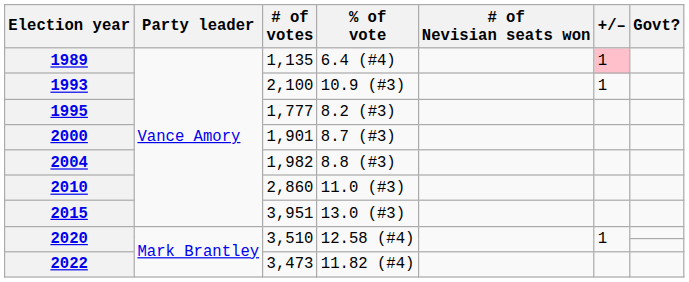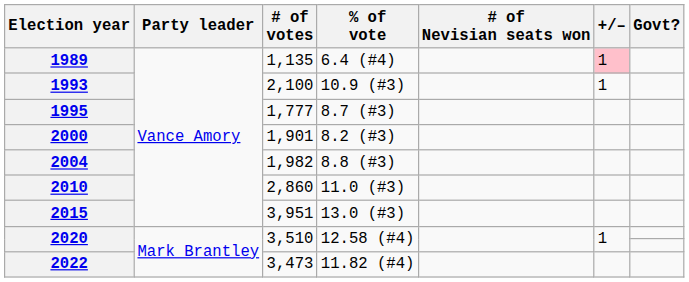(358, 112) 8.2 (#3) -> (358, 112) 8.7 (#3)
(358, 137) 8.7 (#3) -> (358, 137) 8.2 (#3)
